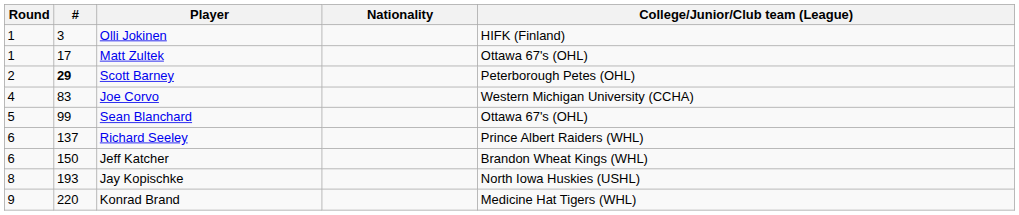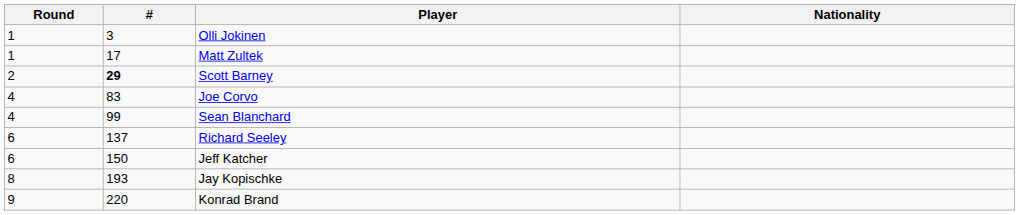- column: (746, 14)
(11, 117) 5 -> (11, 117) 4
